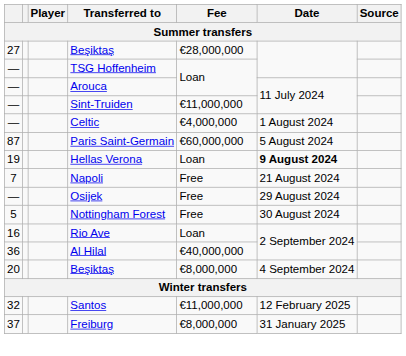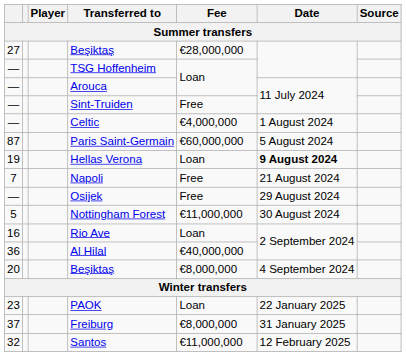(211, 104) €11,000,000 -> (191, 104) Free
(191, 214) Free -> (211, 214) €11,000,000
+ row: (13, 305)
rows swapped: (13, 324) <-> (13, 305)
